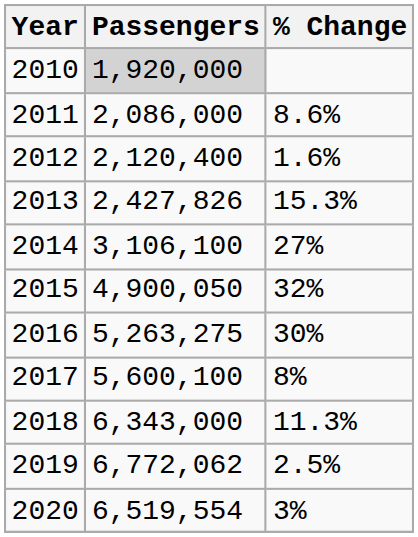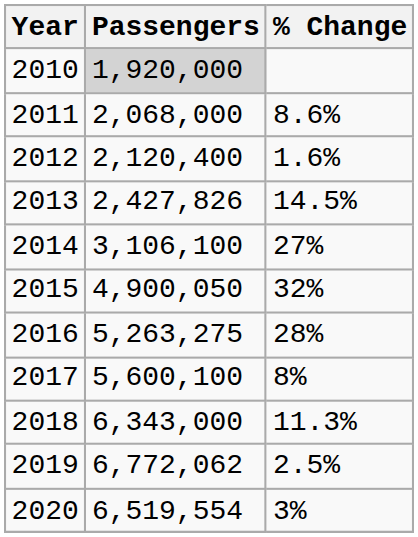(167, 115) 2,086,000 -> (167, 115) 2,068,000
(315, 202) 15.3% -> (315, 202) 14.5%
(298, 334) 30% -> (298, 334) 28%
